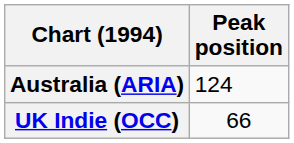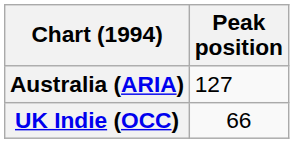(214, 84) 124 -> (214, 84) 127
